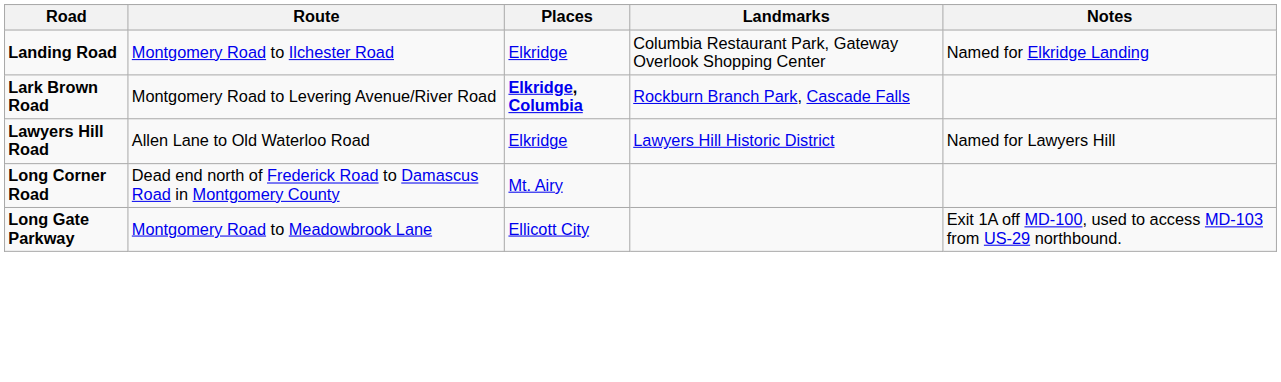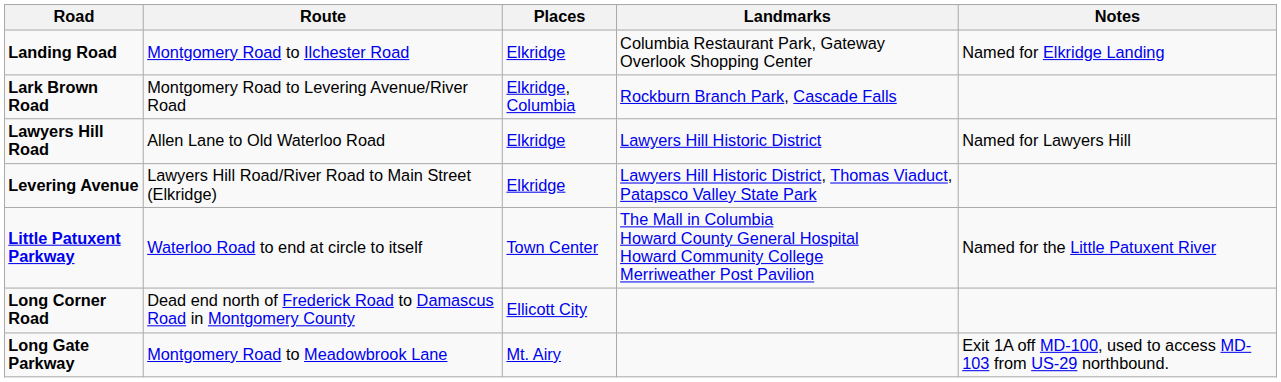(546, 96) bold -> (541, 96) normal
+ row: (73, 185)
+ row: (64, 247)
(536, 185) Mt. Airy -> (547, 310) Ellicott City
(549, 229) Ellicott City -> (534, 354) Mt. Airy
